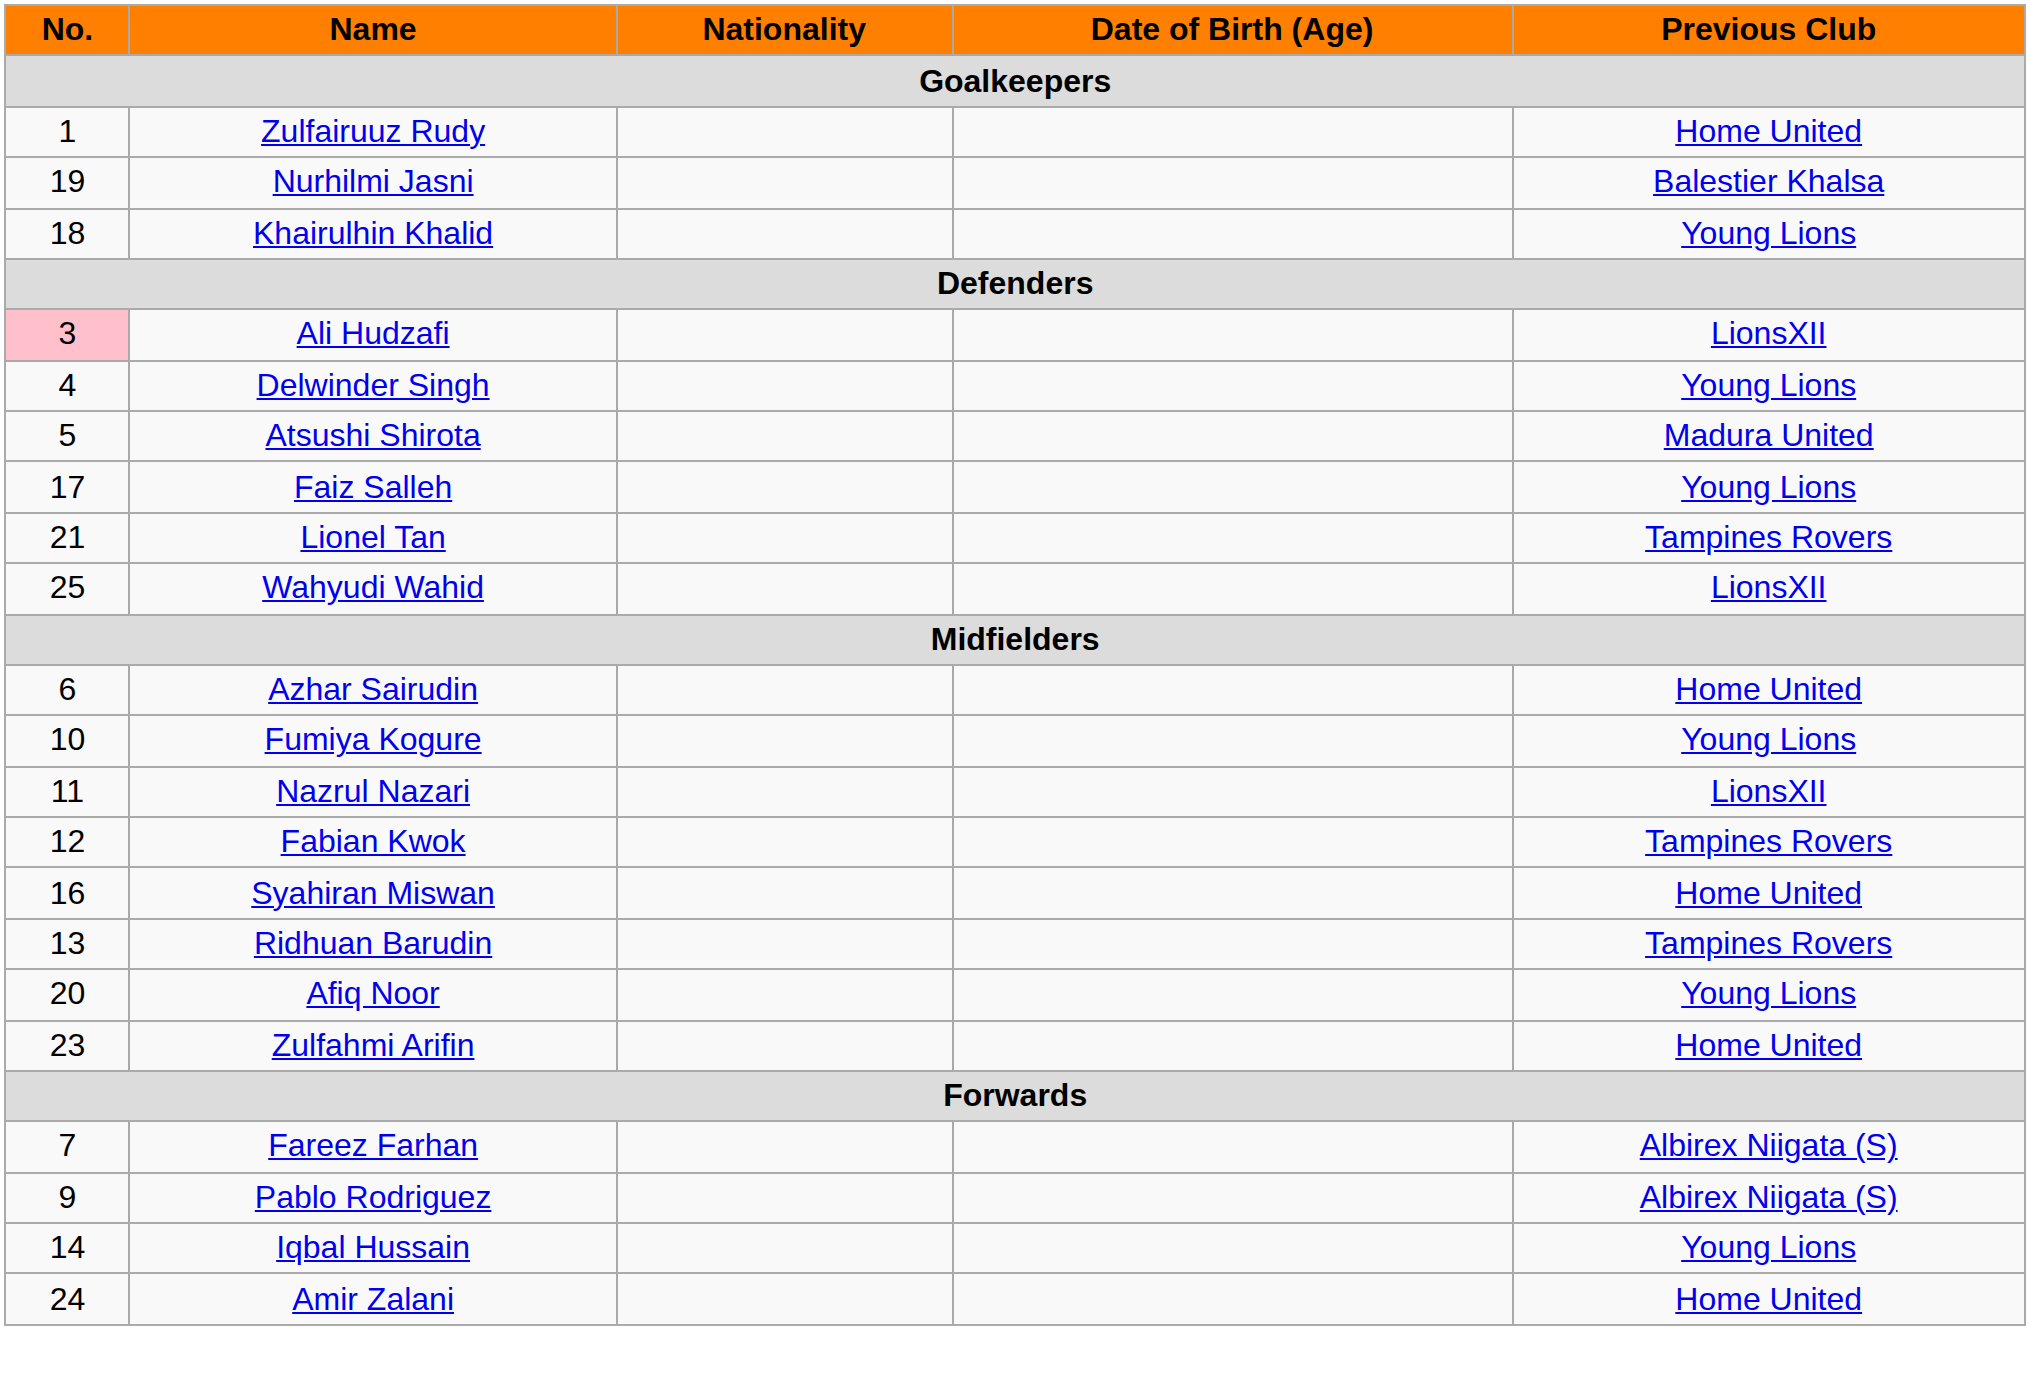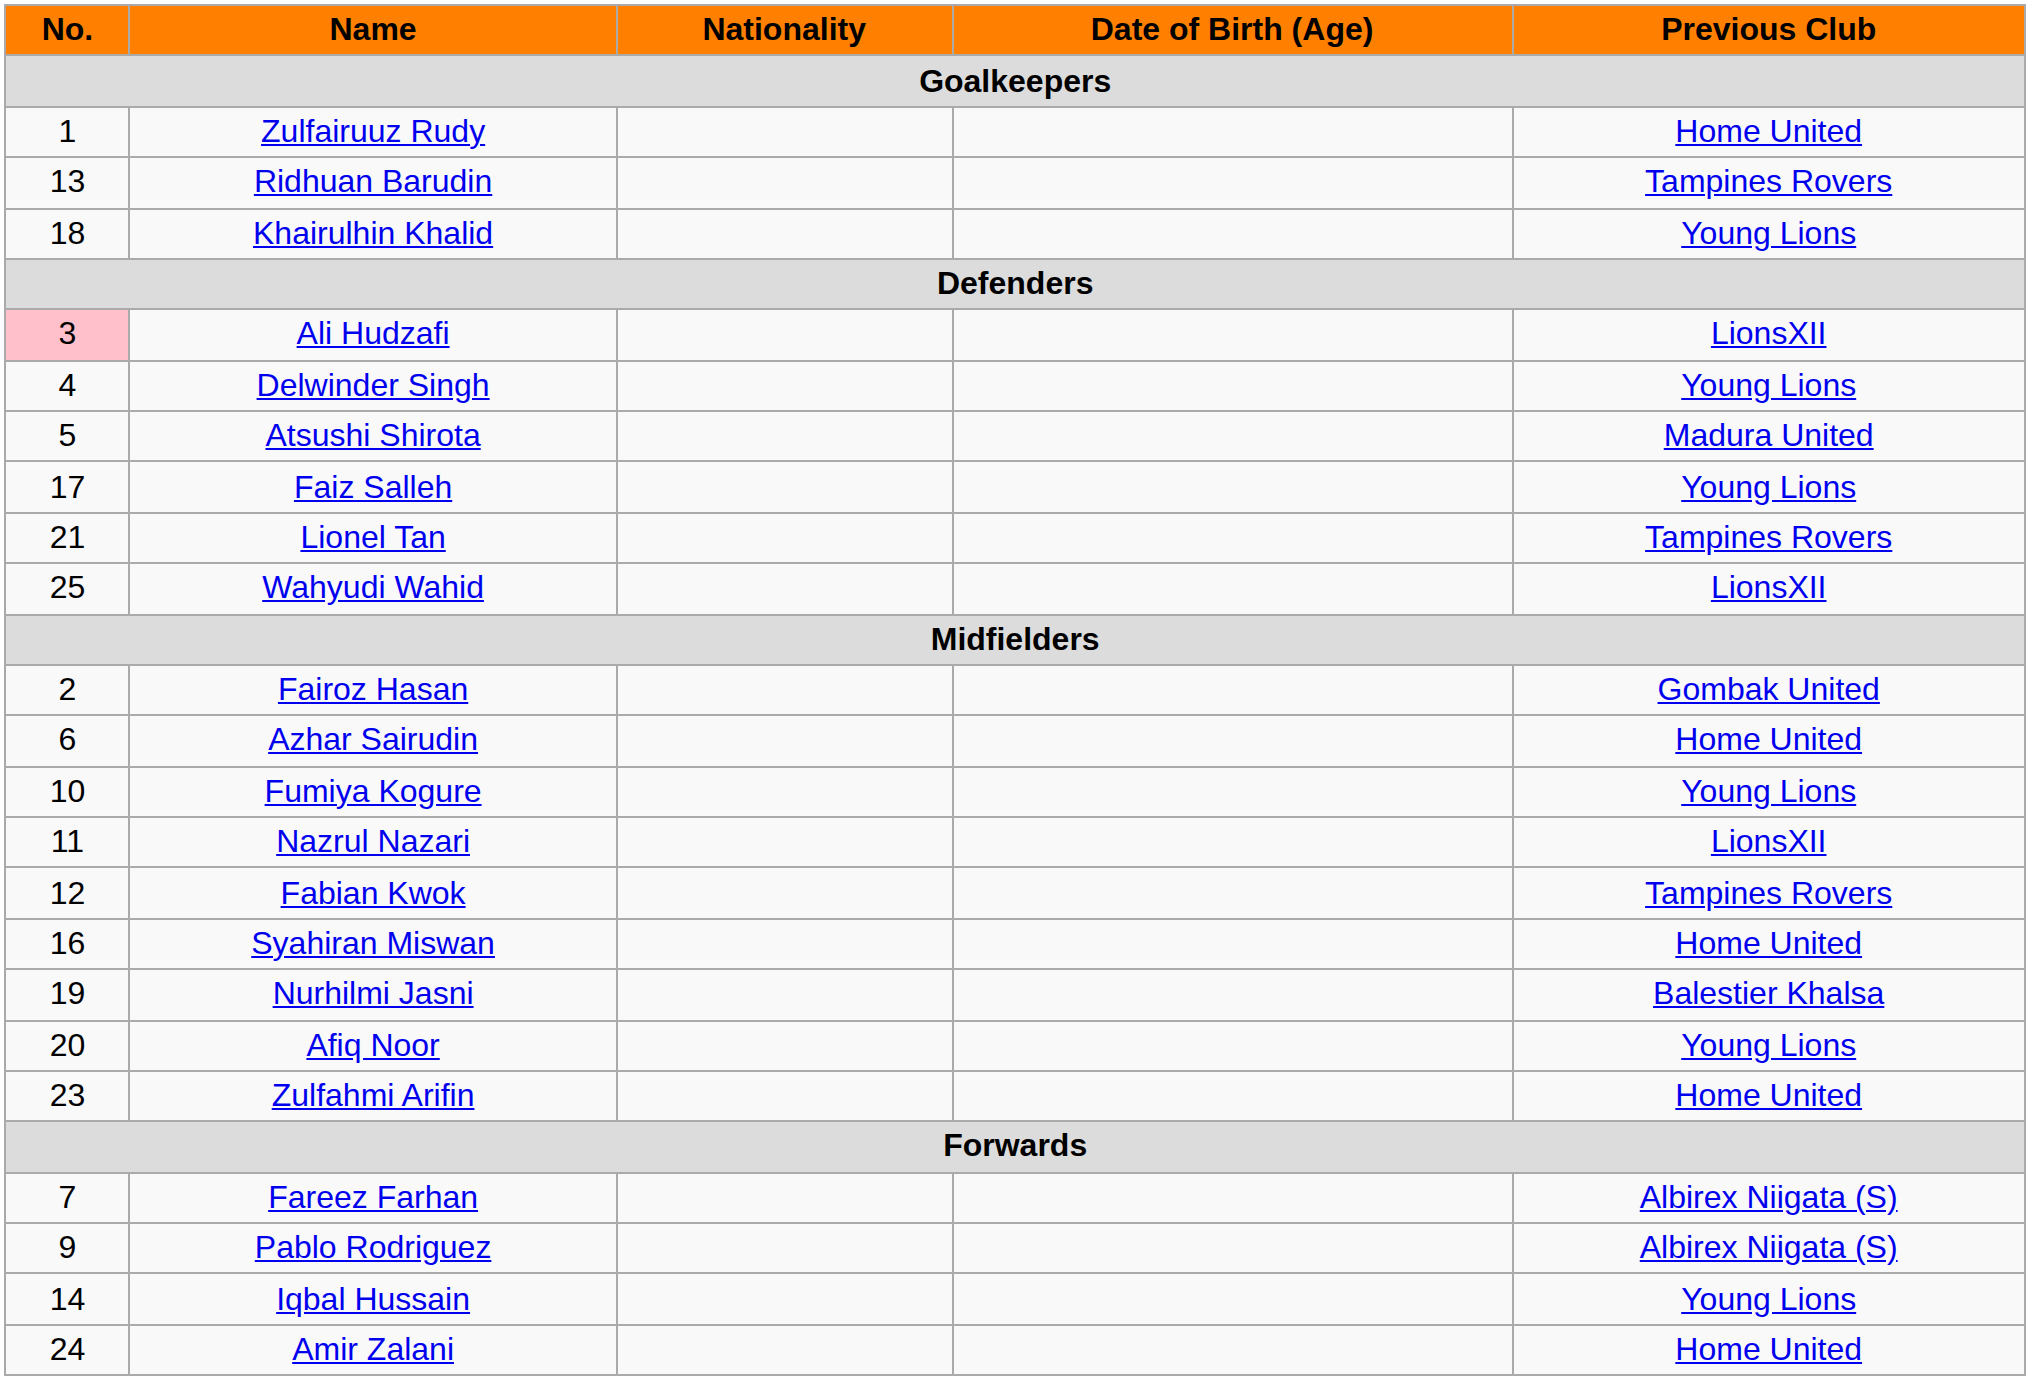rows swapped: (373, 943) <-> (373, 182)
+ row: (373, 689)
